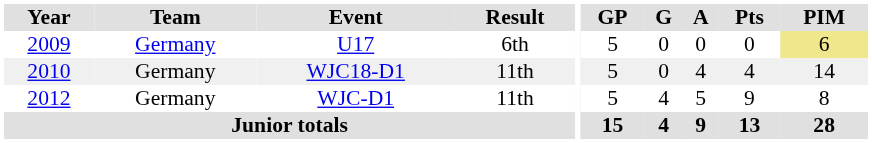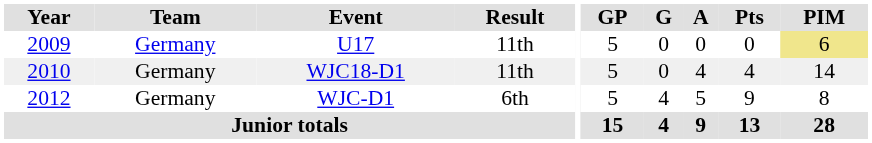(515, 44) 6th -> (515, 44) 11th
(515, 98) 11th -> (515, 98) 6th
